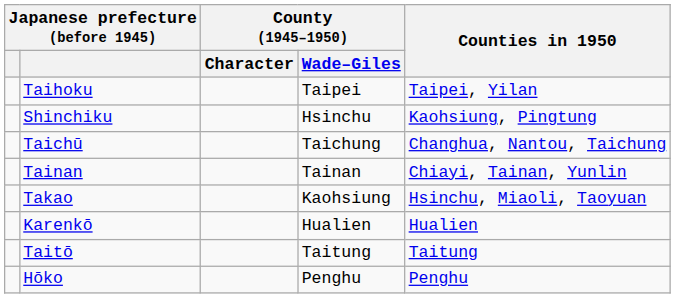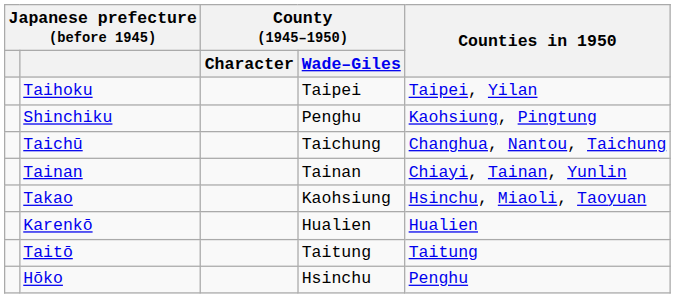(336, 118) Hsinchu -> (331, 118) Penghu
(331, 279) Penghu -> (336, 279) Hsinchu
